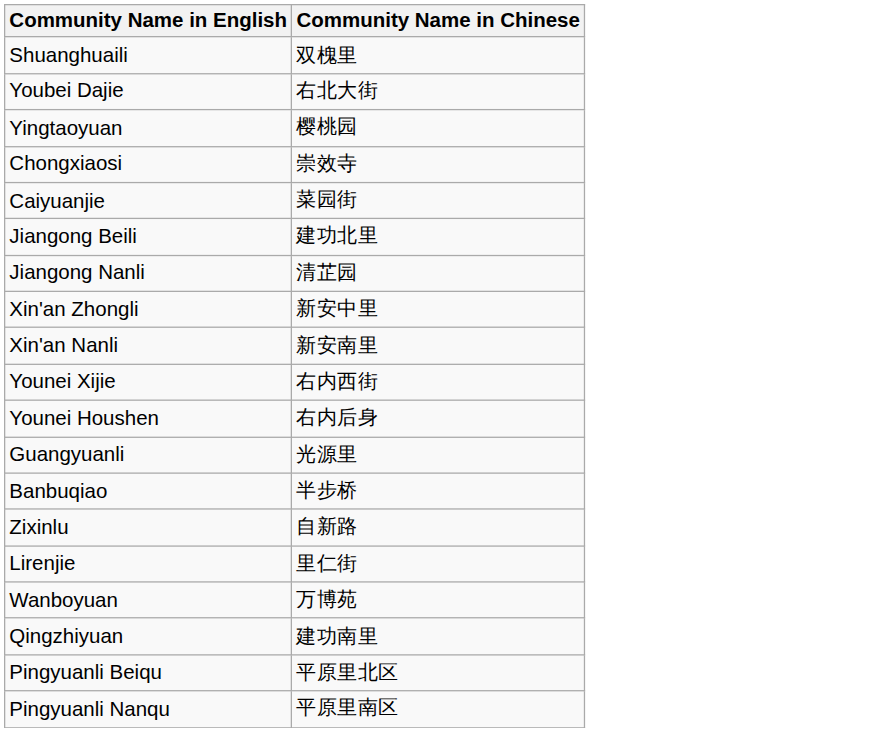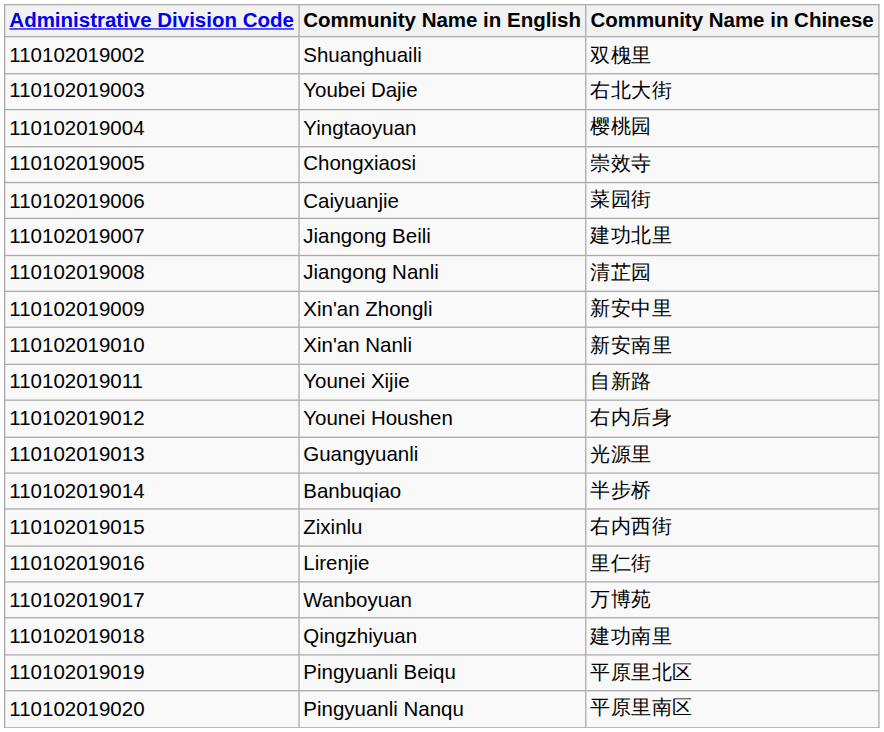+ column: (152, 20)
(337, 381) 右内西街 -> (621, 381) 自新路
(327, 526) 自新路 -> (631, 526) 右内西街
